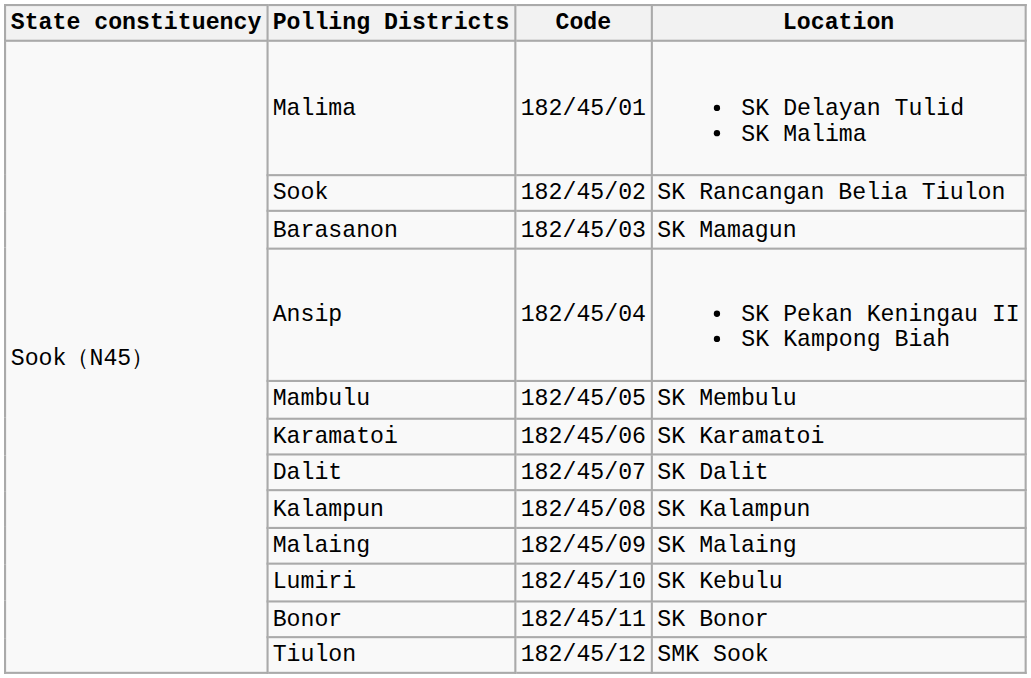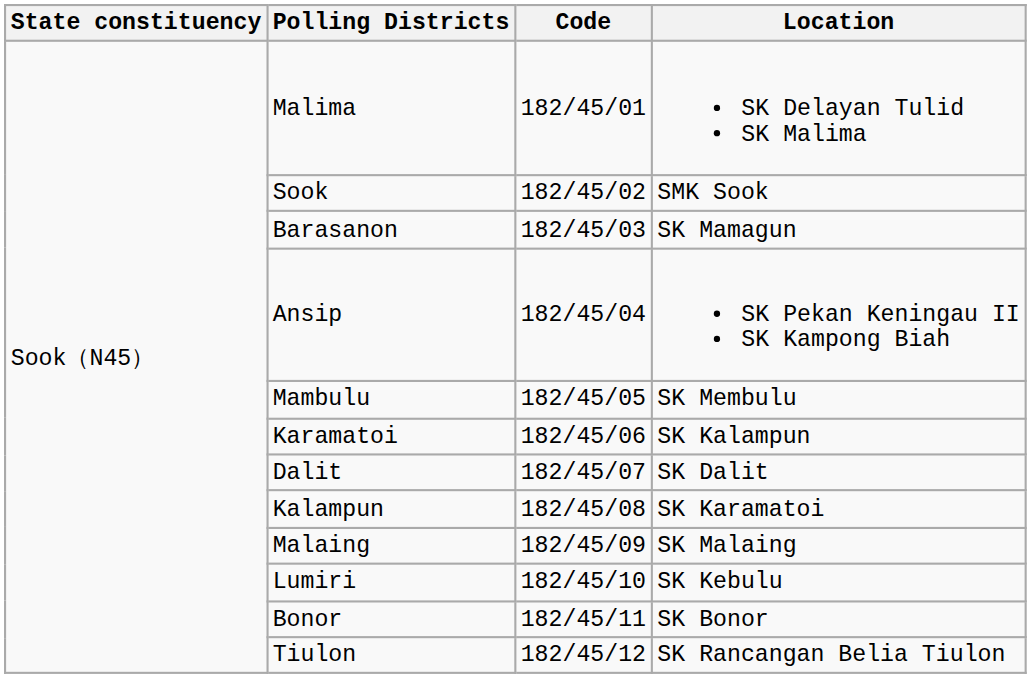(831, 193) SK Rancangan Belia Tiulon -> (713, 193) SMK Sook
(741, 436) SK Karamatoi -> (734, 436) SK Kalampun
(734, 509) SK Kalampun -> (741, 509) SK Karamatoi
(713, 656) SMK Sook -> (831, 656) SK Rancangan Belia Tiulon
